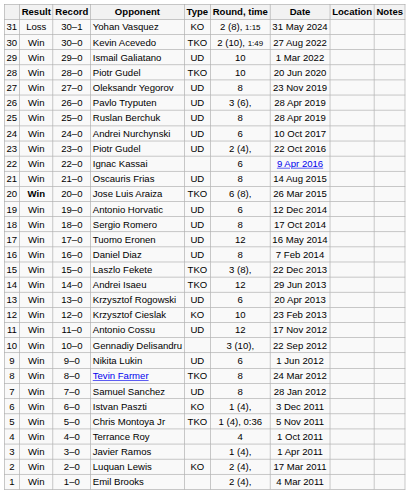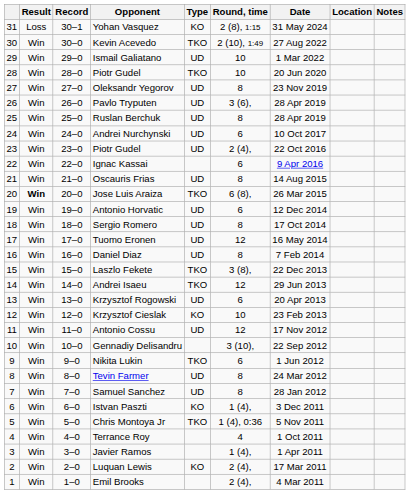(197, 361) UD -> (197, 361) TKO
(197, 376) TKO -> (197, 376) UD
